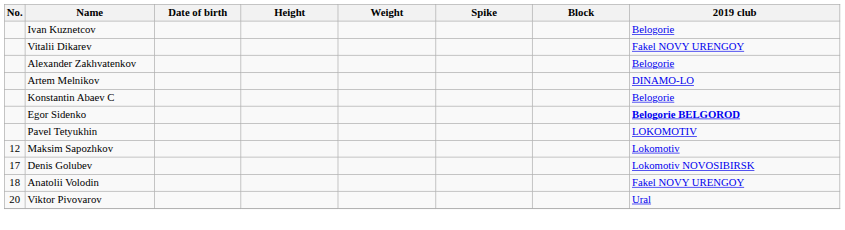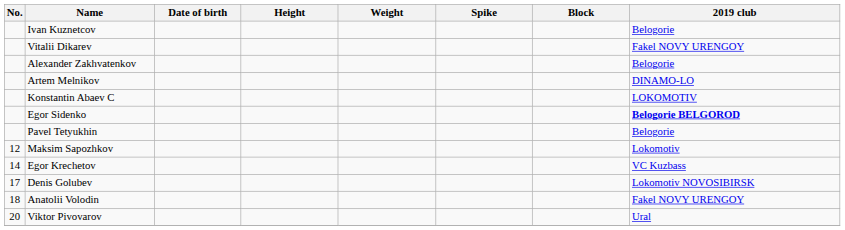(653, 98) Belogorie -> (664, 98) LOKOMOTIV
(664, 132) LOKOMOTIV -> (653, 132) Belogorie
+ row: (62, 166)
